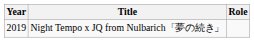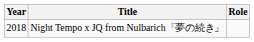(16, 28) 2019 -> (16, 28) 2018
